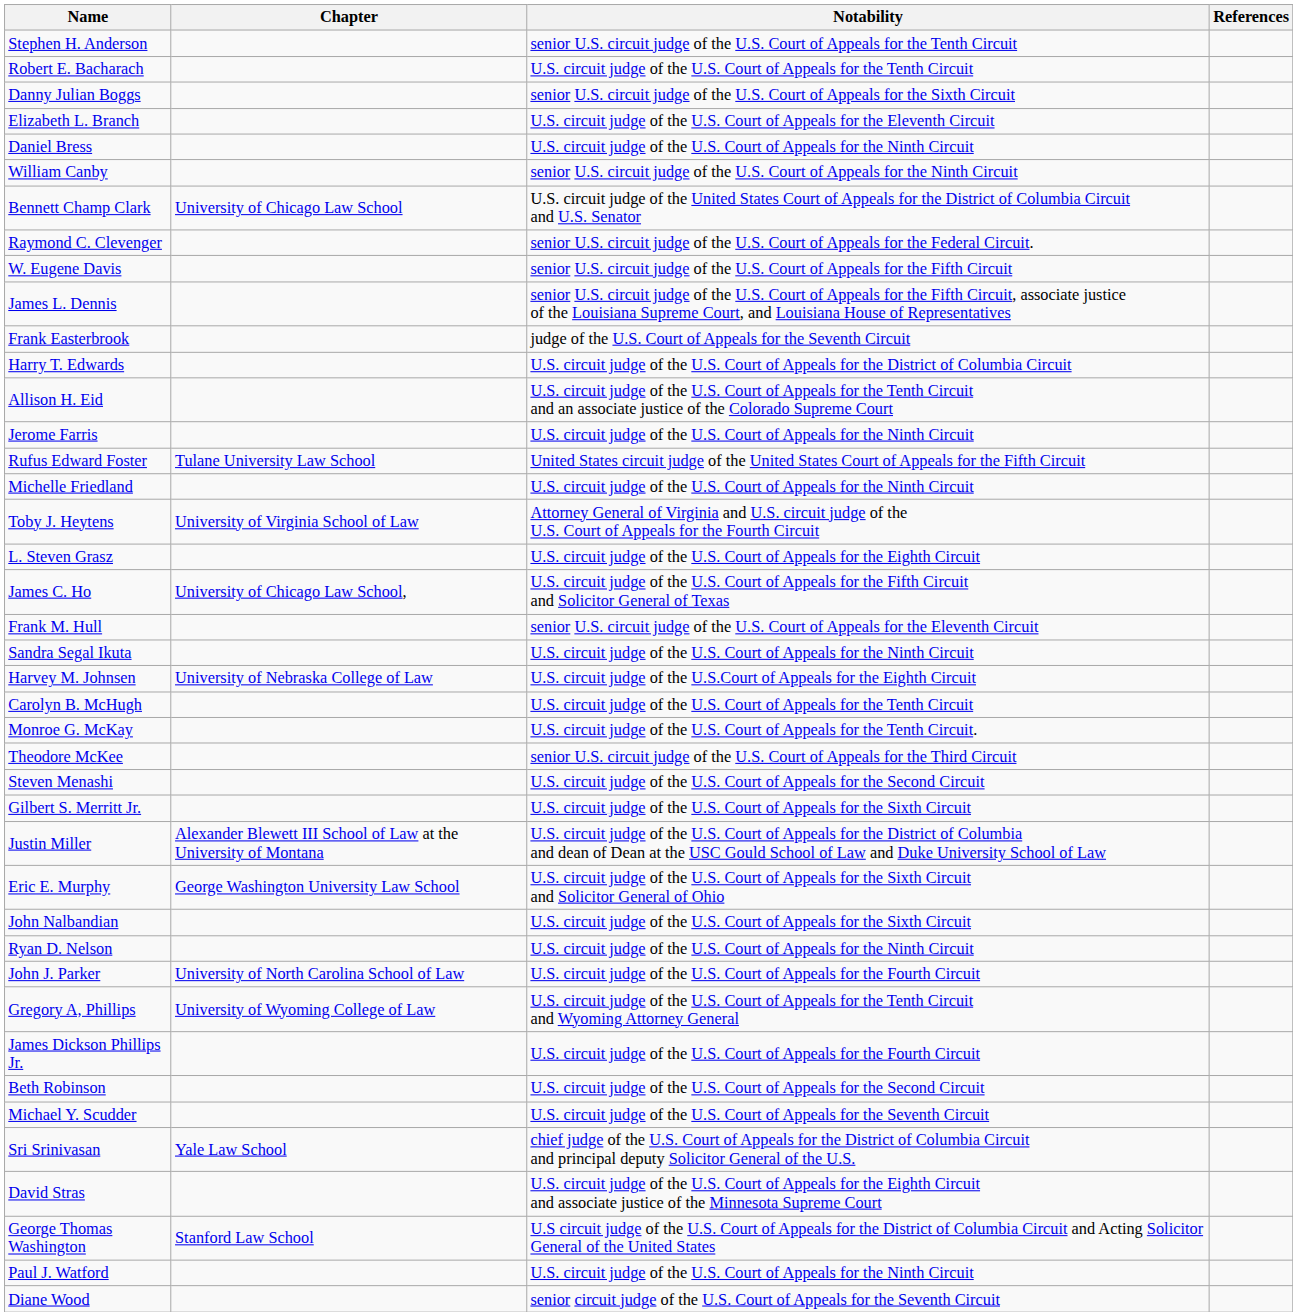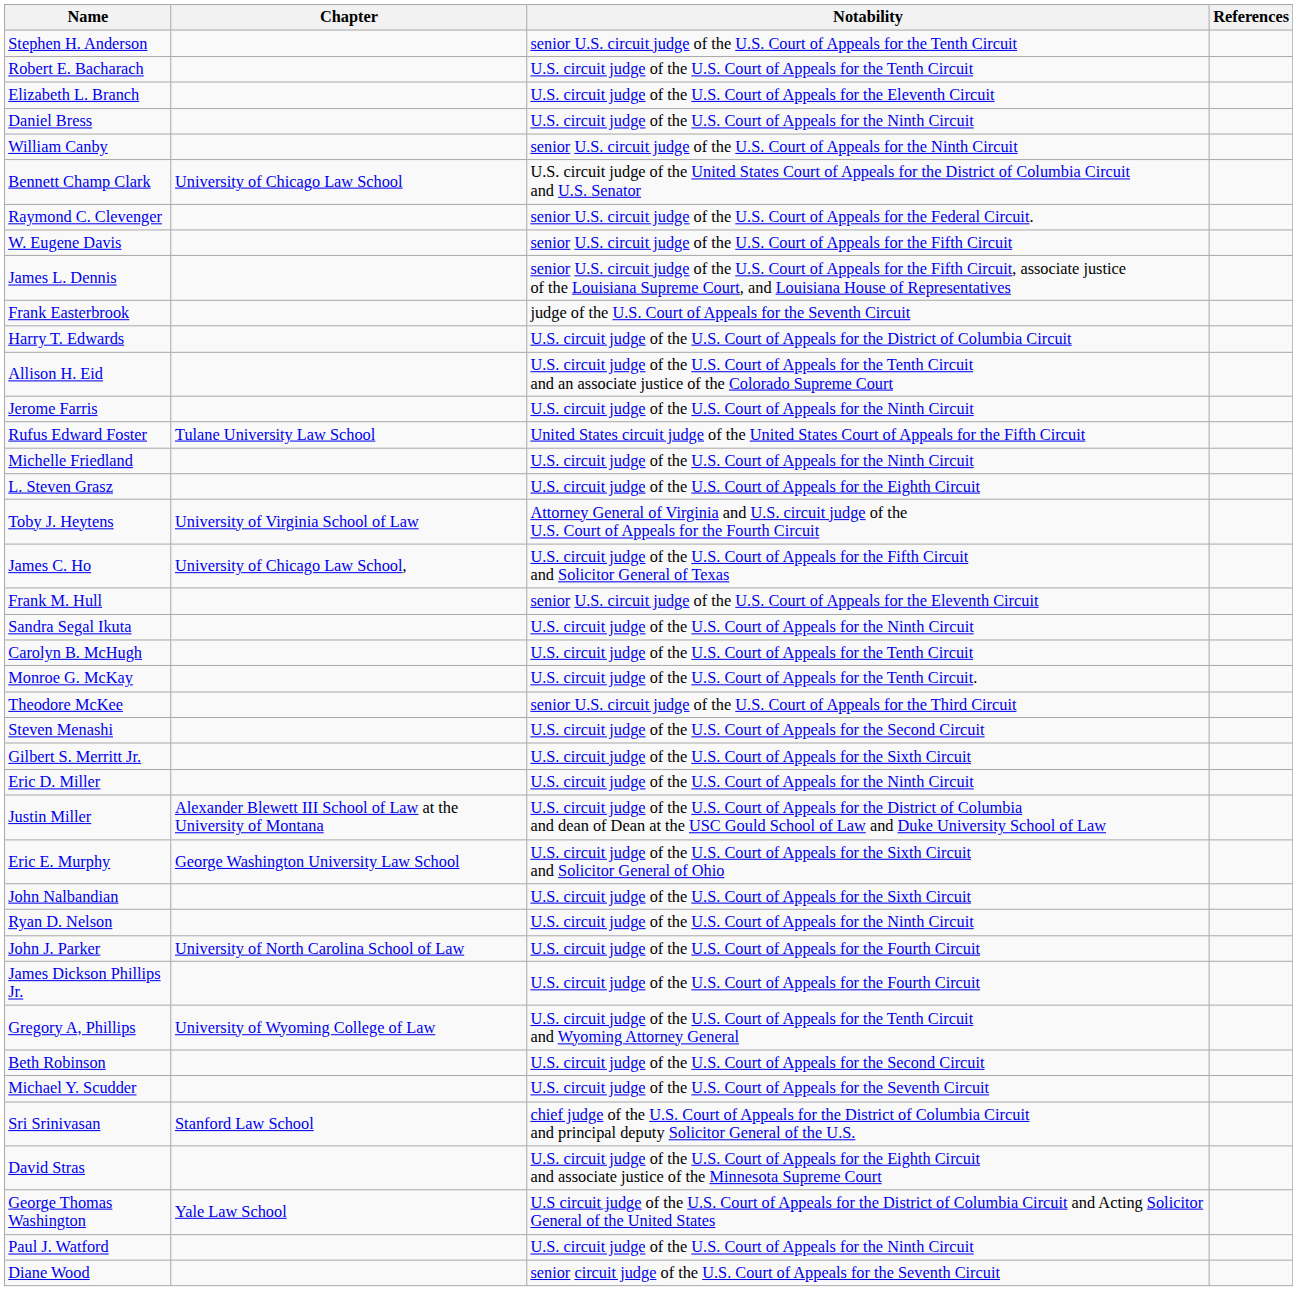- row: (74, 95)
rows swapped: (61, 556) <-> (61, 521)
- row: (72, 678)
+ row: (54, 782)
rows swapped: (72, 1009) <-> (84, 1053)
(231, 1149) Yale Law School -> (244, 1123) Stanford Law School
(244, 1237) Stanford Law School -> (231, 1212) Yale Law School
